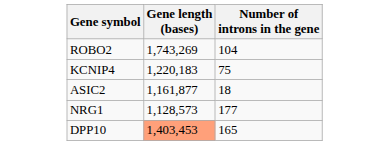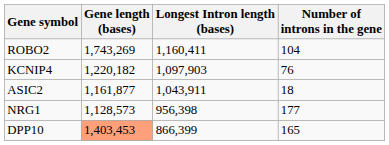+ column: (215, 21)
(172, 69) 1,220,183 -> (110, 69) 1,220,182
(225, 69) 75 -> (287, 69) 76
